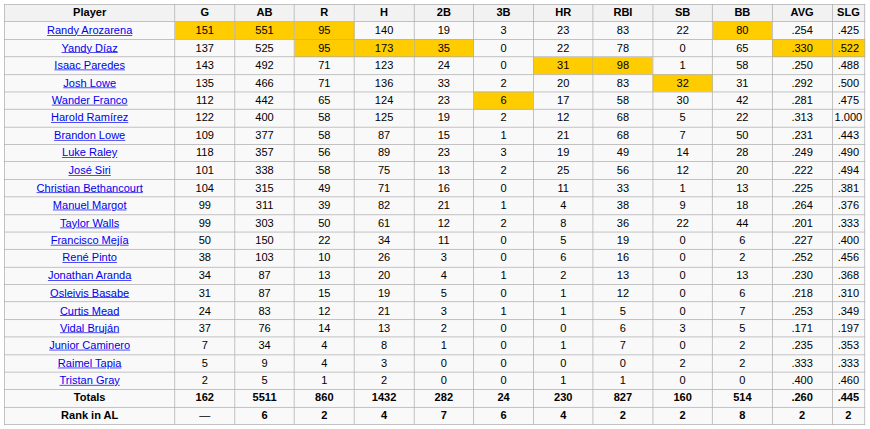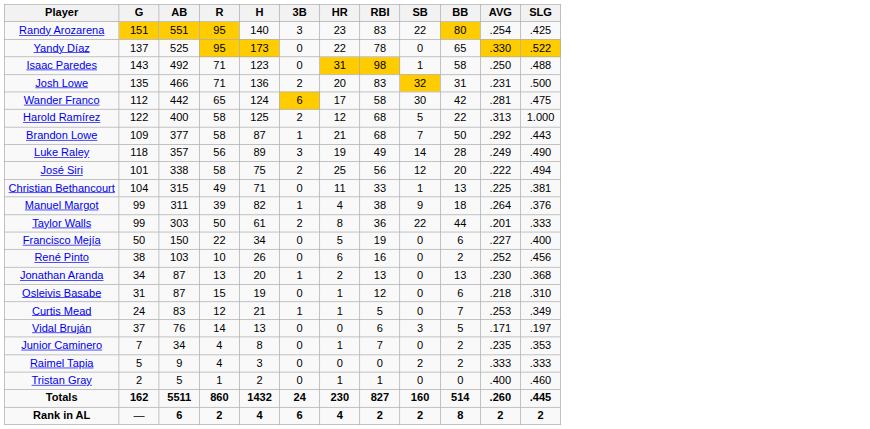- column: (444, 13)
(802, 83) .292 -> (500, 83) .231
(802, 135) .231 -> (500, 135) .292
